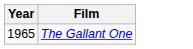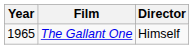+ column: (162, 14)
